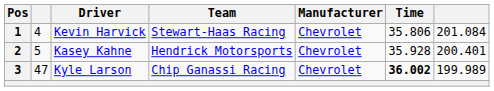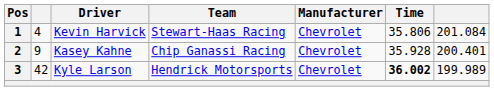(38, 52) 5 -> (38, 52) 9
(222, 52) Hendrick Motorsports -> (218, 52) Chip Ganassi Racing
(41, 71) 47 -> (41, 71) 42
(218, 71) Chip Ganassi Racing -> (222, 71) Hendrick Motorsports
